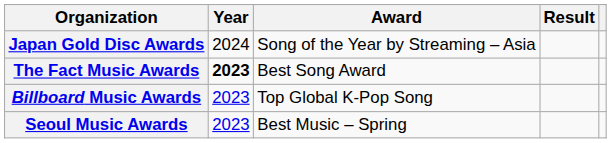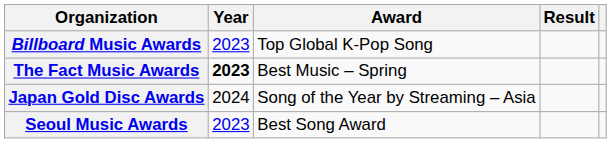rows swapped: (106, 97) <-> (106, 44)
(322, 71) Best Song Award -> (332, 71) Best Music – Spring
(332, 124) Best Music – Spring -> (322, 124) Best Song Award
